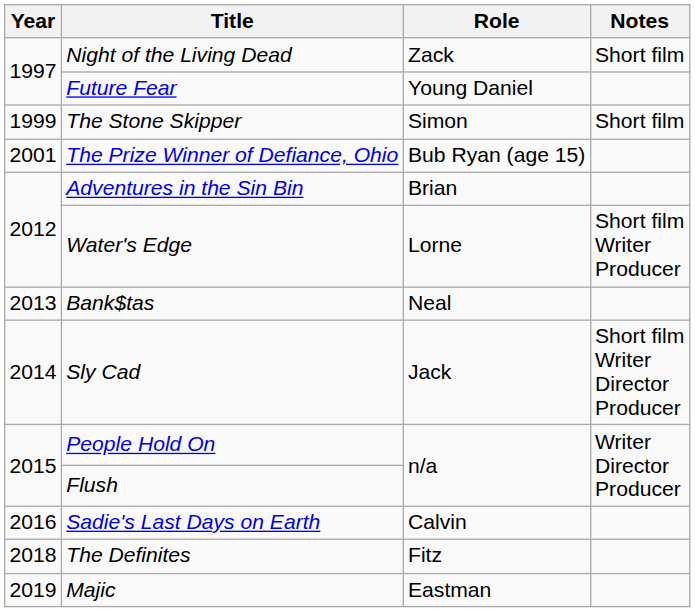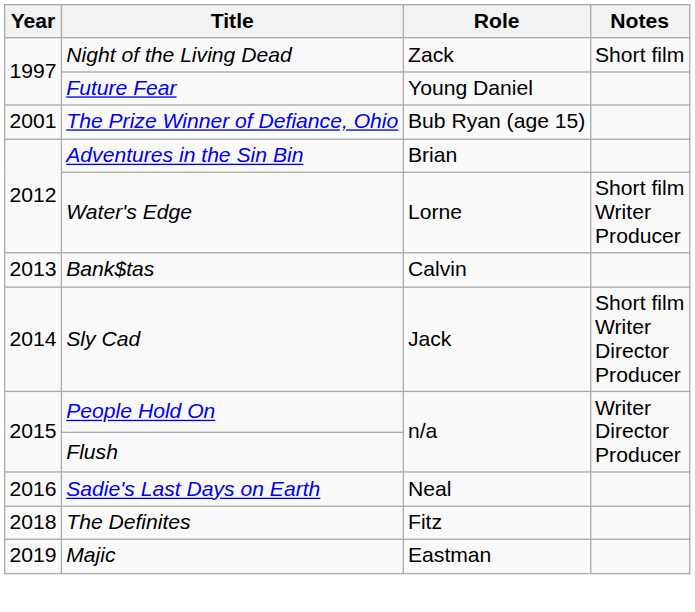- row: (154, 121)
(430, 303) Neal -> (437, 269) Calvin
(437, 522) Calvin -> (430, 489) Neal
